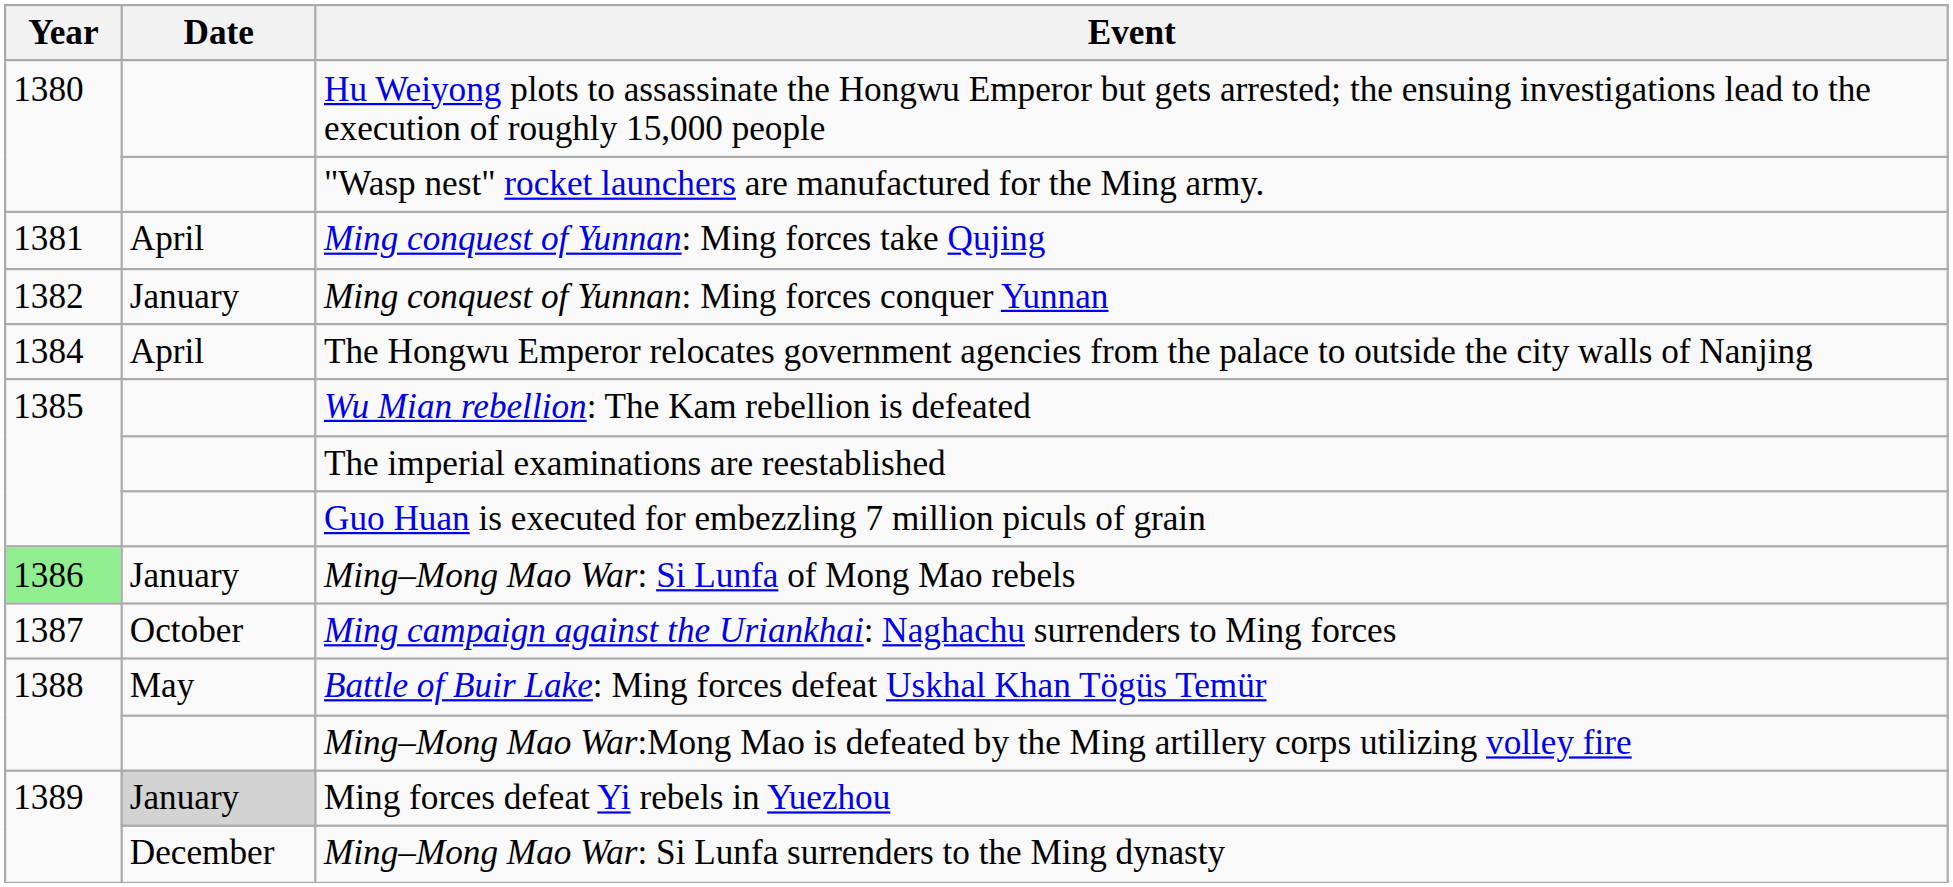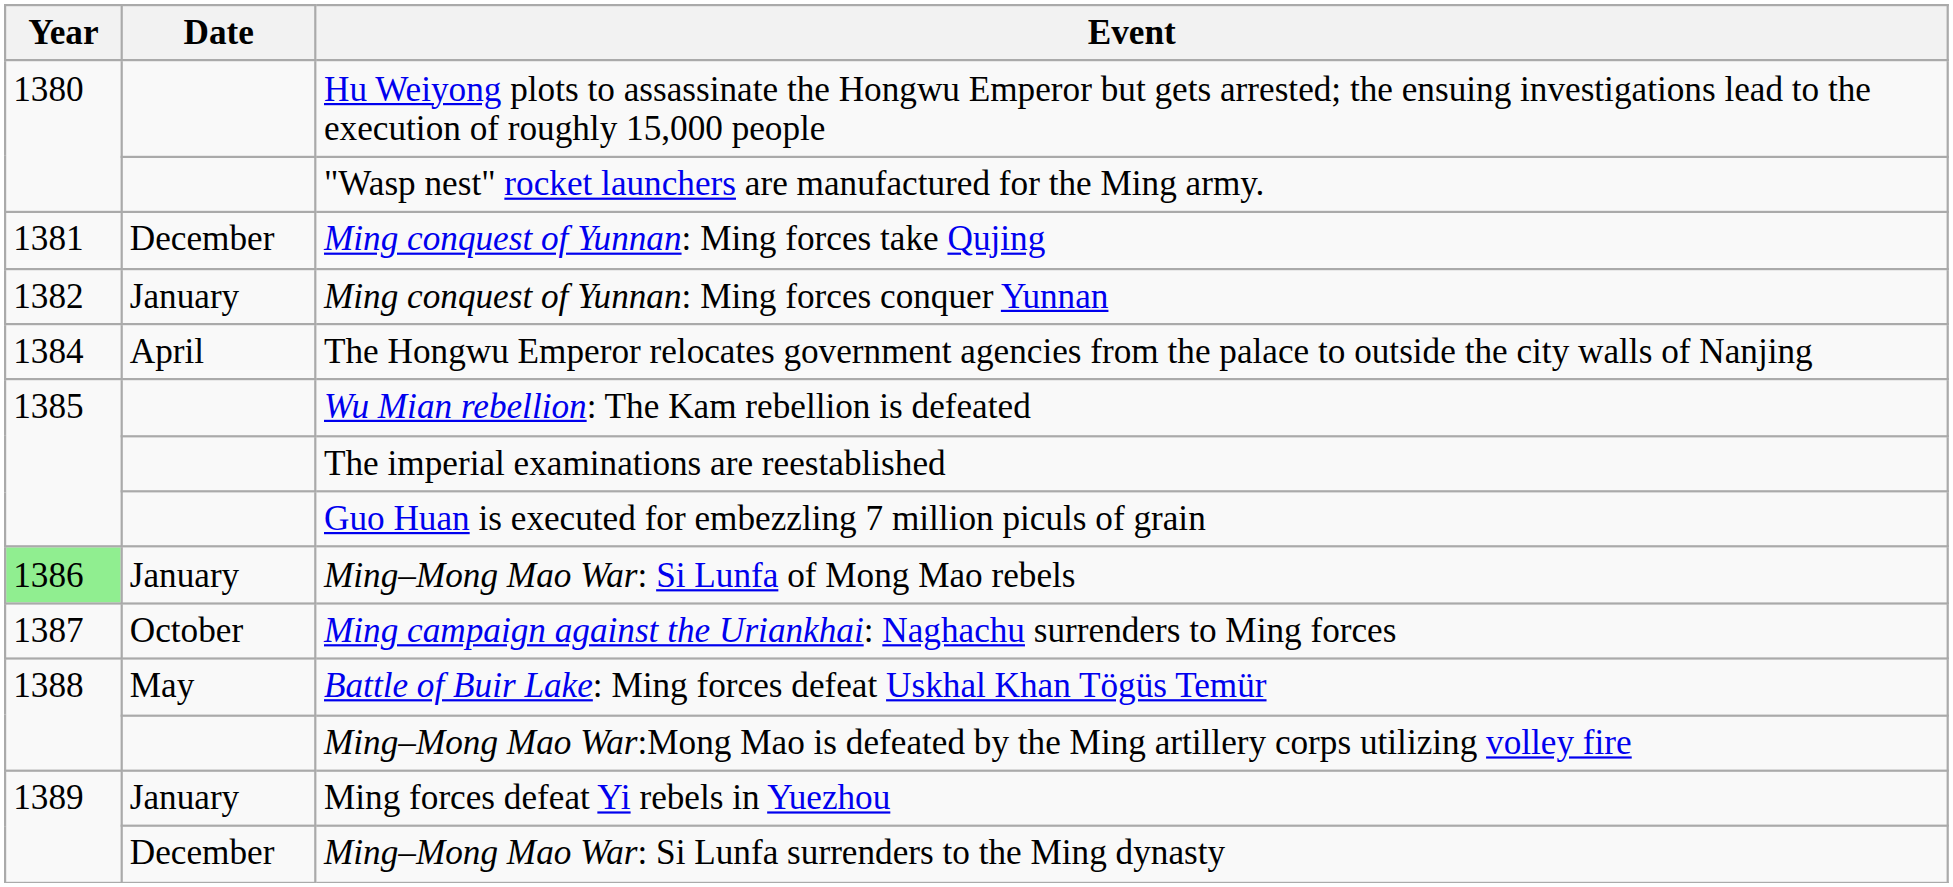(167, 239) April -> (202, 239) December
(184, 797) lightgrey background -> (184, 797) no background
